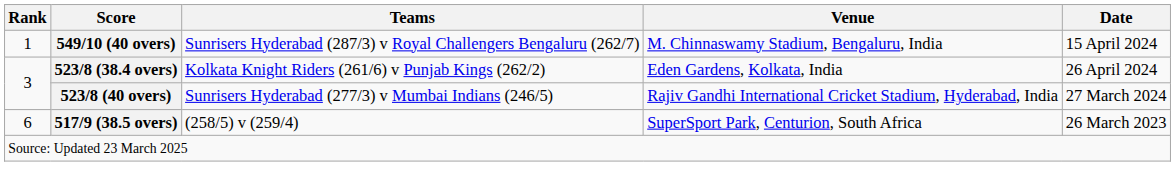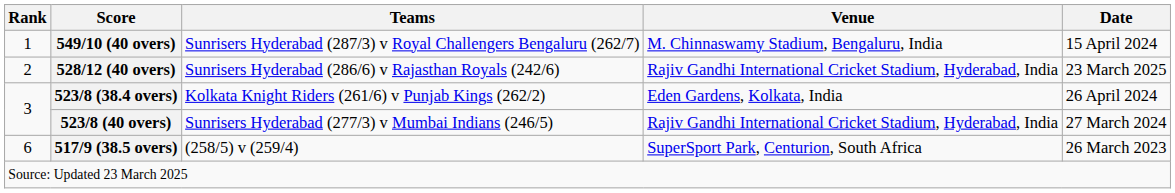+ row: (116, 69)
